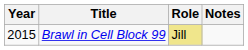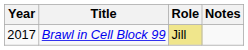(22, 34) 2015 -> (22, 34) 2017
